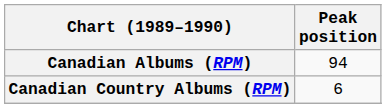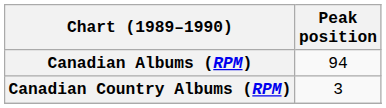(338, 90) 6 -> (338, 90) 3
